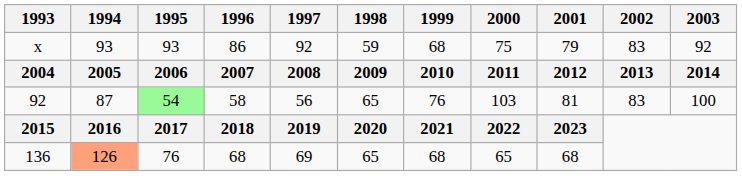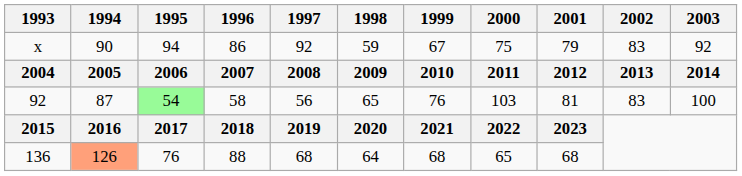(104, 46) 93 -> (104, 46) 90
(171, 46) 93 -> (171, 46) 94
(437, 46) 68 -> (437, 46) 67
(237, 156) 68 -> (237, 156) 88
(304, 156) 69 -> (304, 156) 68
(371, 156) 65 -> (371, 156) 64
